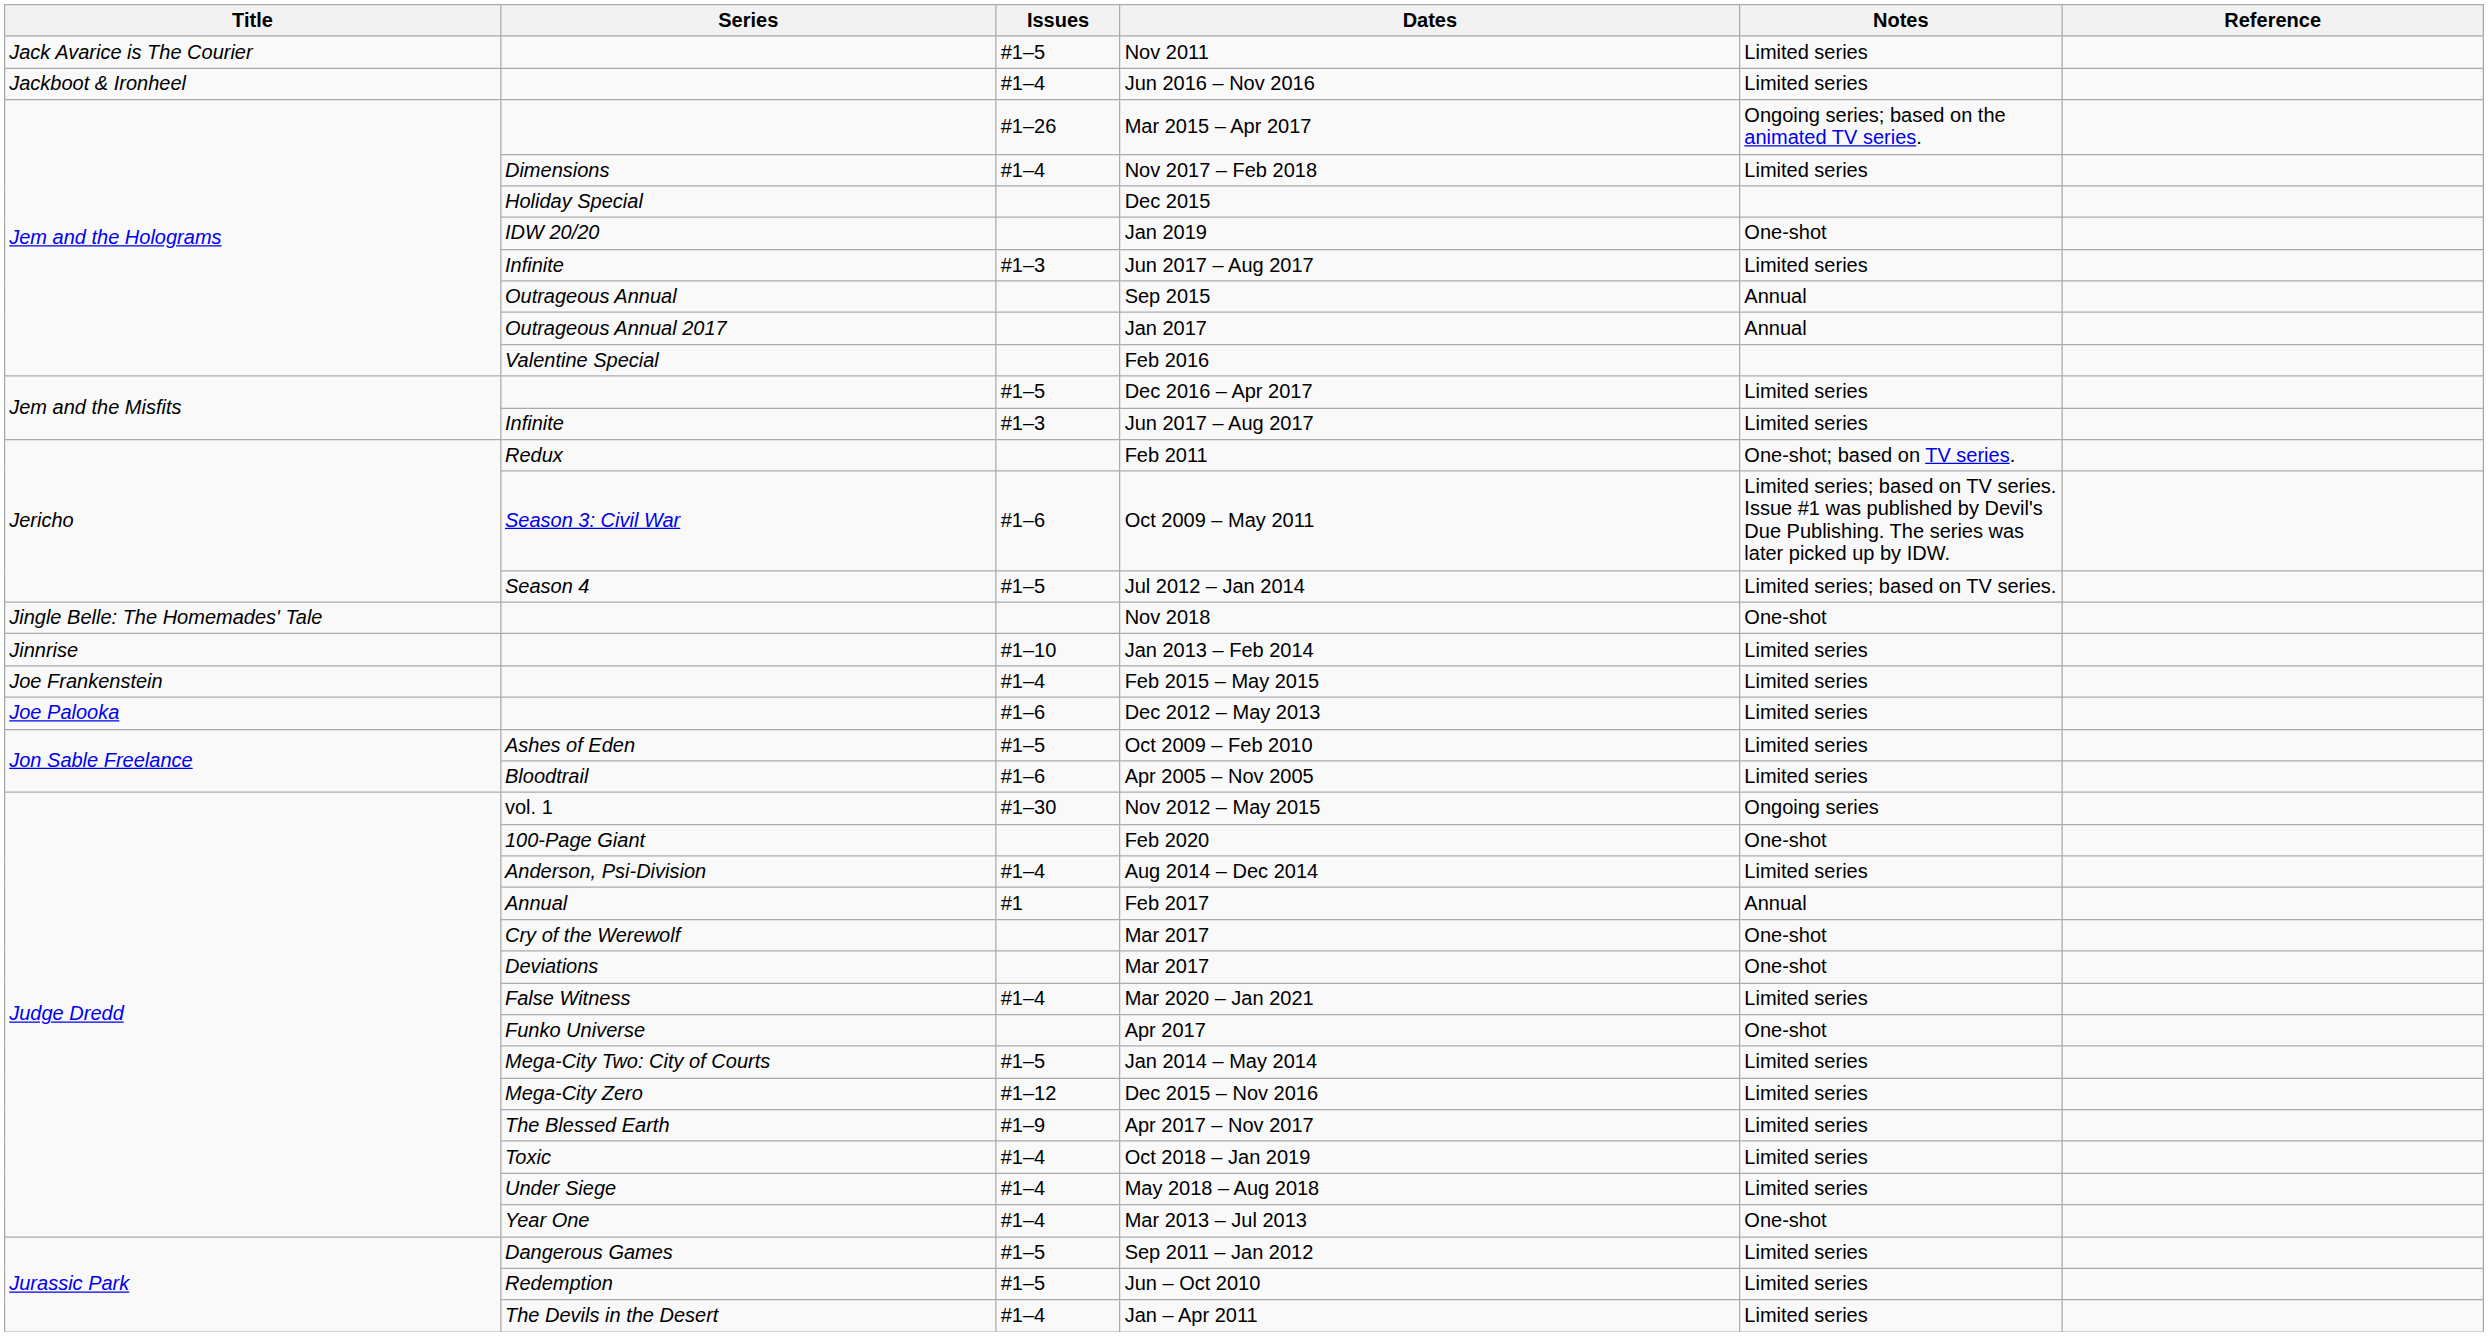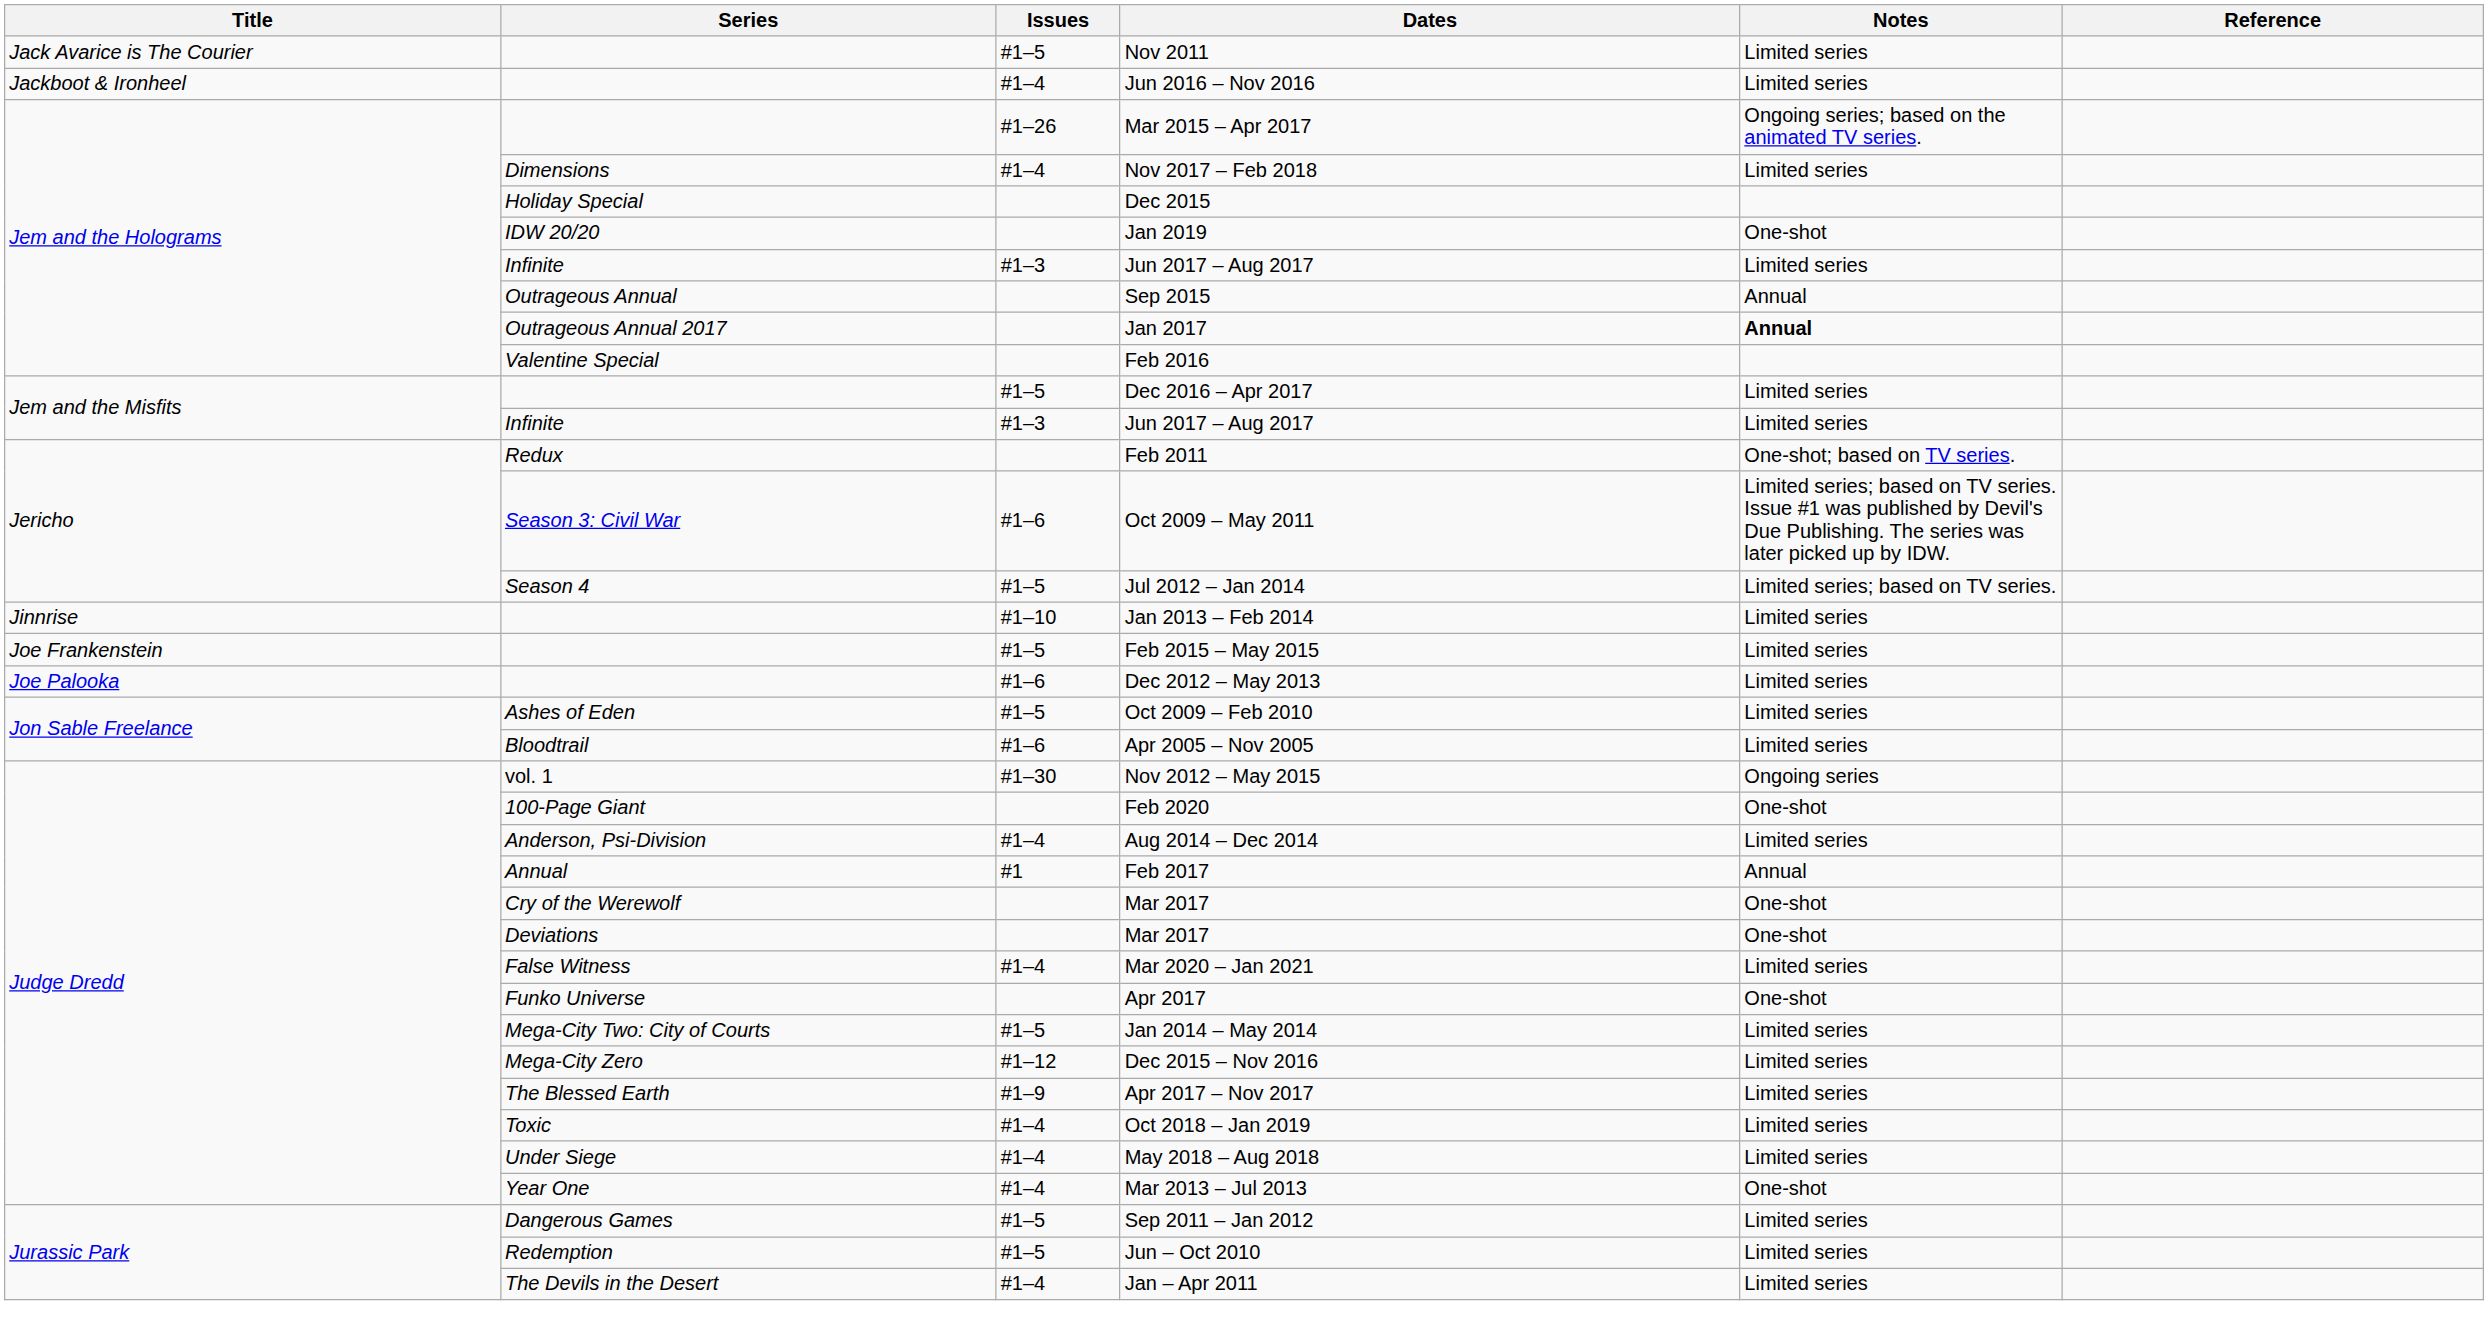(1775, 328) normal -> (1778, 328) bold
- row: (748, 618)
(1023, 681) #1–4 -> (1023, 649) #1–5
